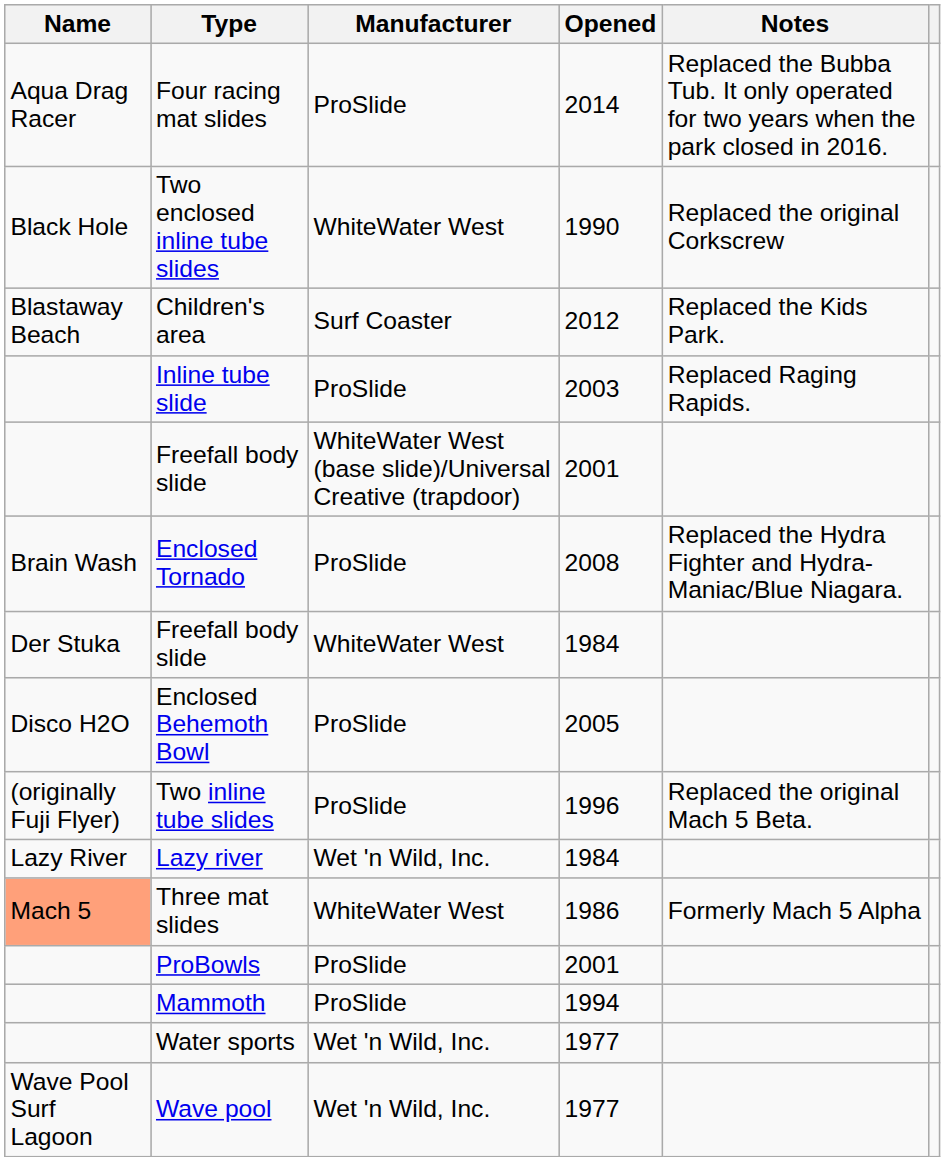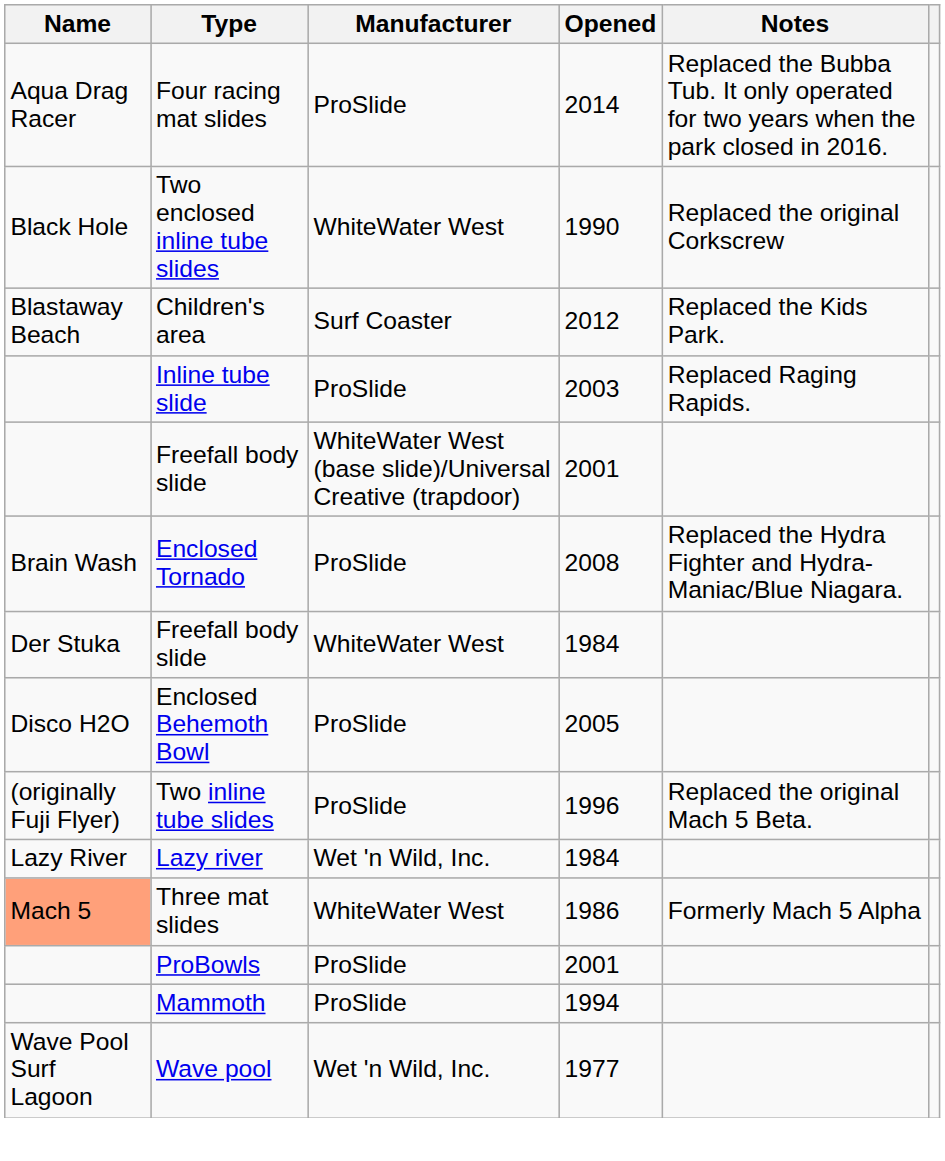- row: (225, 1042)
